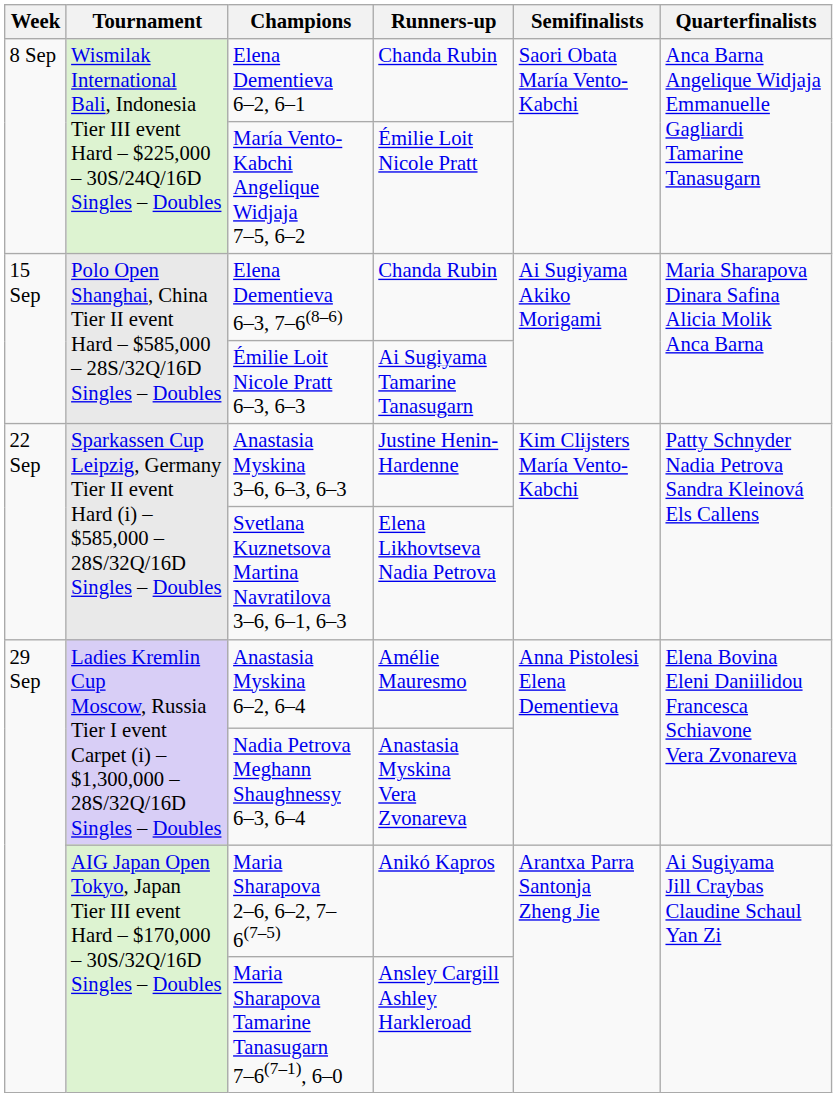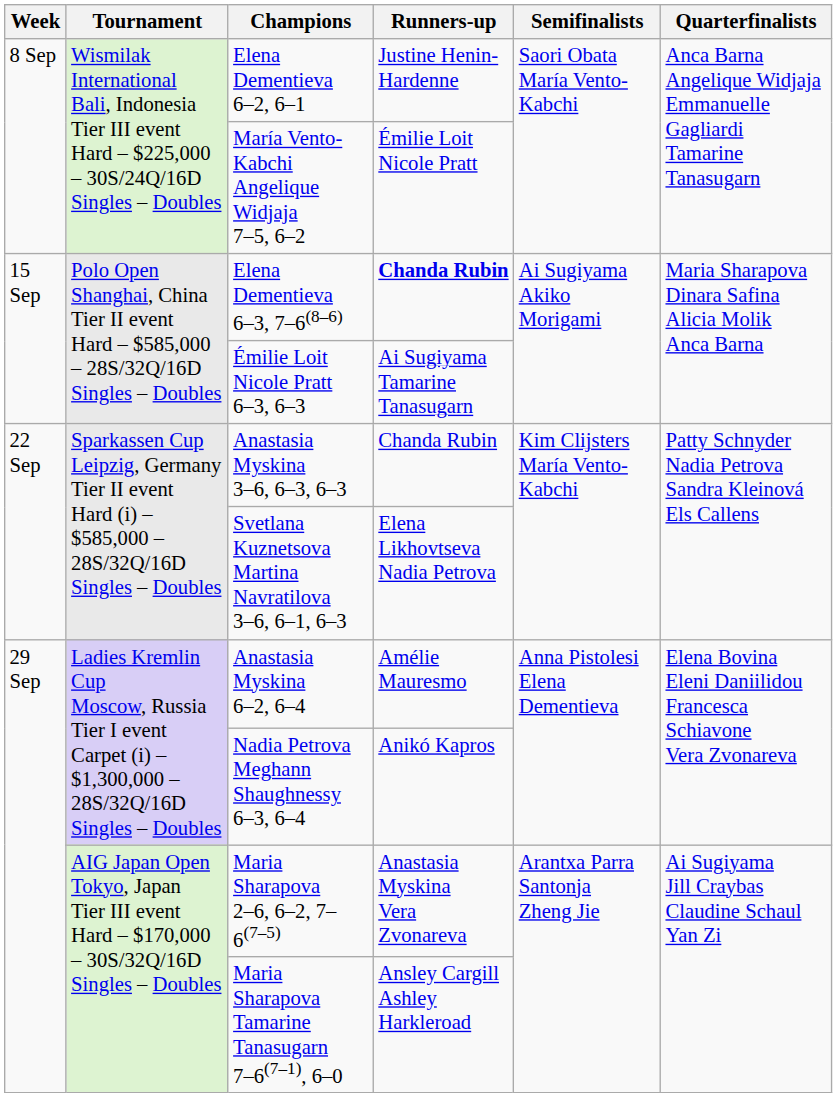(438, 55) Chanda Rubin -> (438, 68) Justine Henin-Hardenne
(438, 270) normal -> (443, 270) bold
(438, 453) Justine Henin-Hardenne -> (438, 441) Chanda Rubin
(422, 782) Anastasia Myskina Vera Zvonareva -> (437, 745) Anikó Kapros
(437, 861) Anikó Kapros -> (422, 898) Anastasia Myskina Vera Zvonareva
